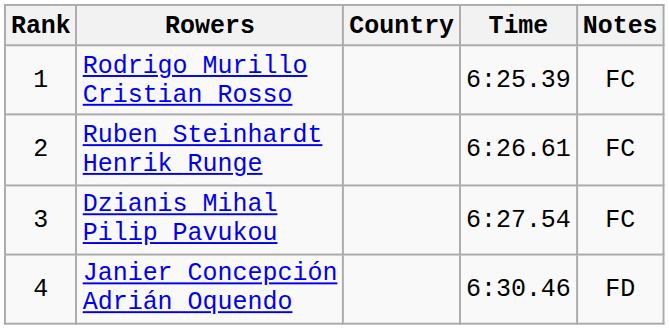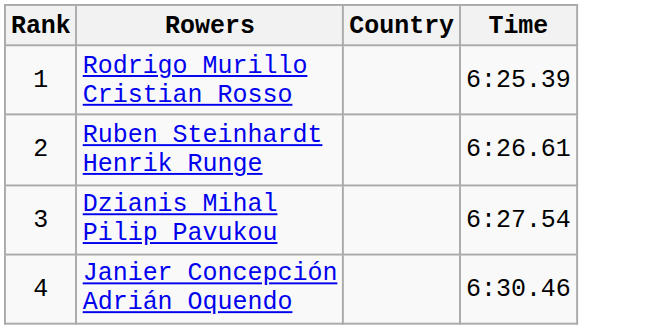- column: (620, 25)
